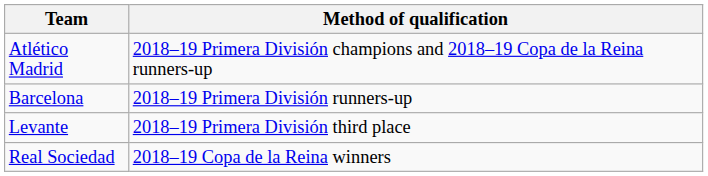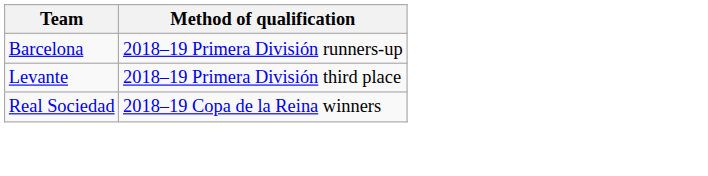- row: (38, 58)
